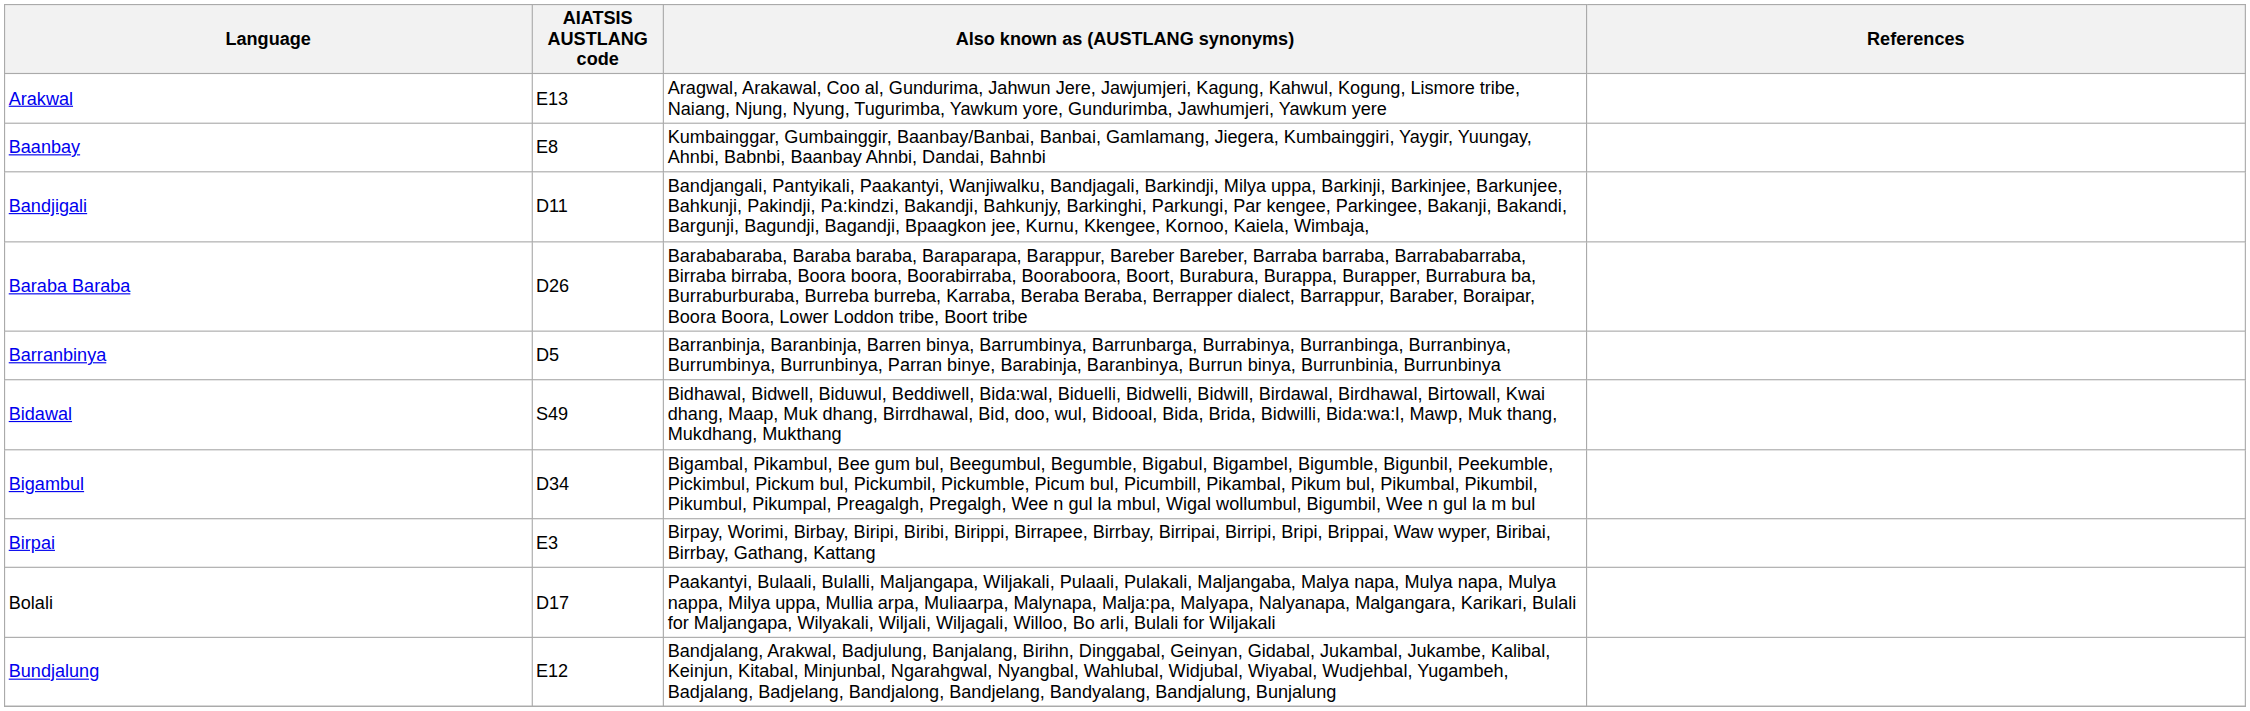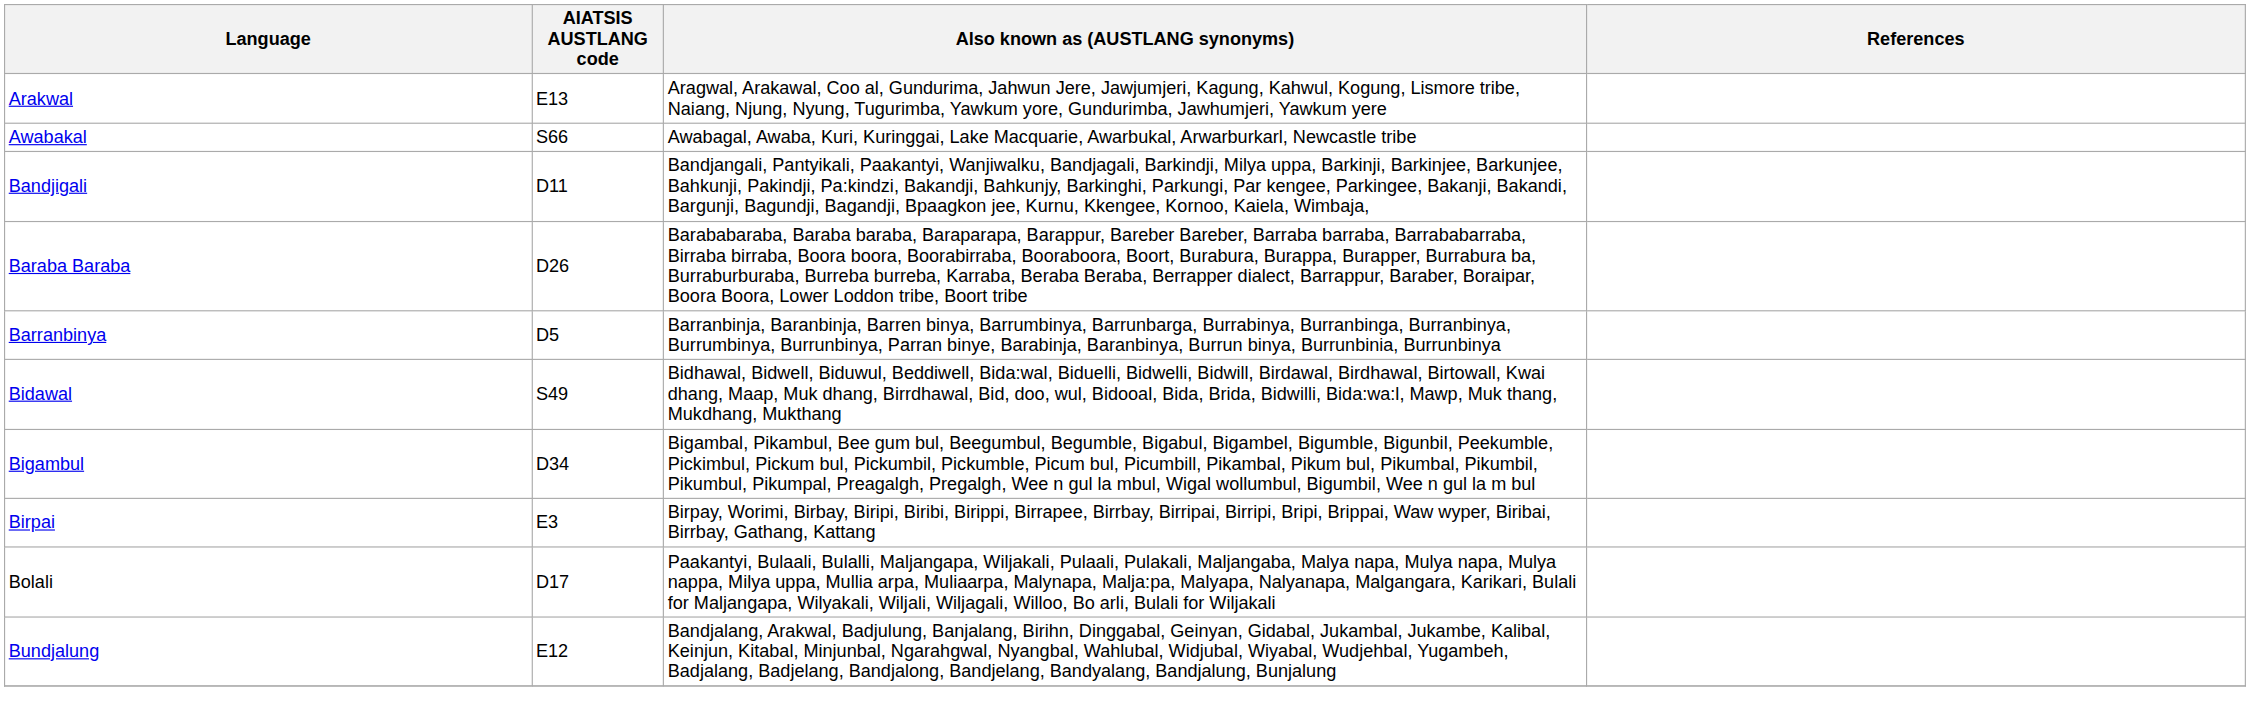+ row: (48, 137)
- row: (44, 147)
